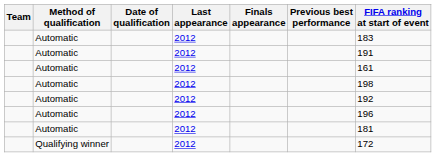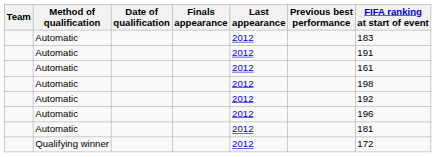columns swapped: (259, 17) <-> (201, 17)
